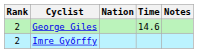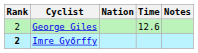(149, 26) 14.6 -> (149, 26) 12.6
(17, 41) normal -> (17, 41) bold
